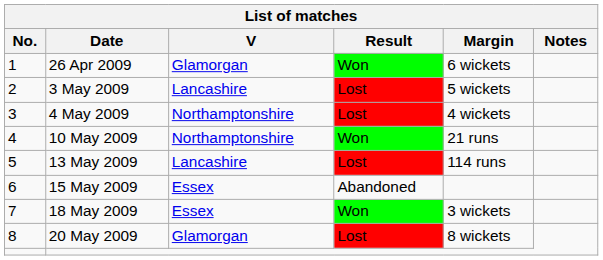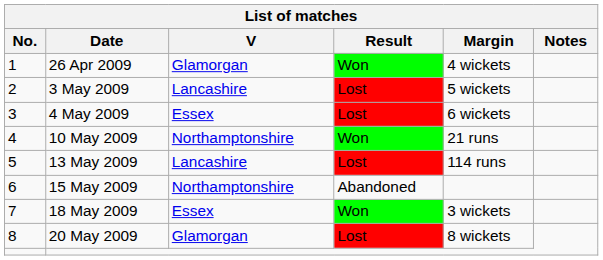(479, 65) 6 wickets -> (479, 65) 4 wickets
(233, 114) Northamptonshire -> (193, 114) Essex
(479, 114) 4 wickets -> (479, 114) 6 wickets
(193, 187) Essex -> (233, 187) Northamptonshire
